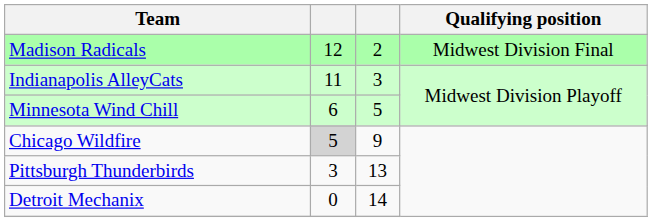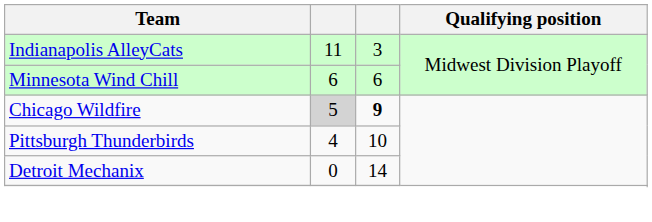- row: (77, 49)
(378, 110) 5 -> (378, 79) 6
(378, 140) normal -> (378, 110) bold
(333, 170) 3 -> (333, 140) 4
(378, 170) 13 -> (378, 140) 10
